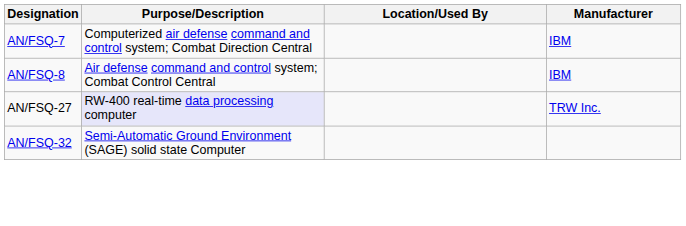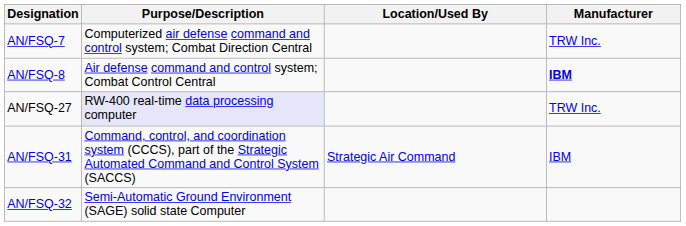(560, 41) IBM -> (575, 41) TRW Inc.
(560, 75) normal -> (560, 75) bold
+ row: (40, 156)
